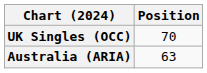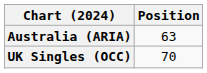rows swapped: (70, 57) <-> (70, 36)
